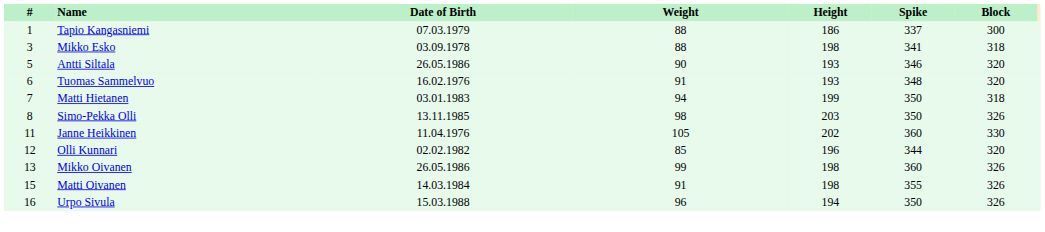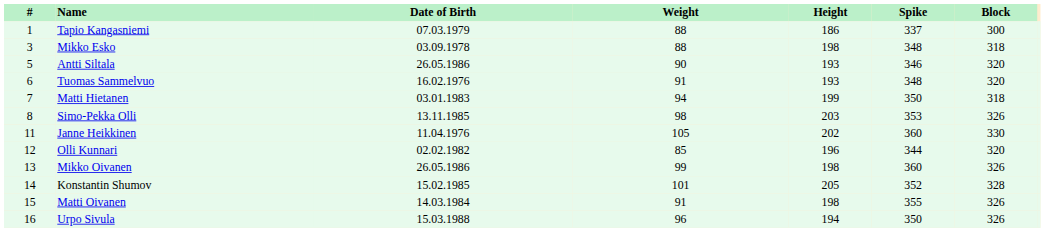(913, 47) 341 -> (913, 47) 348
(913, 116) 350 -> (913, 116) 353
+ row: (104, 184)
